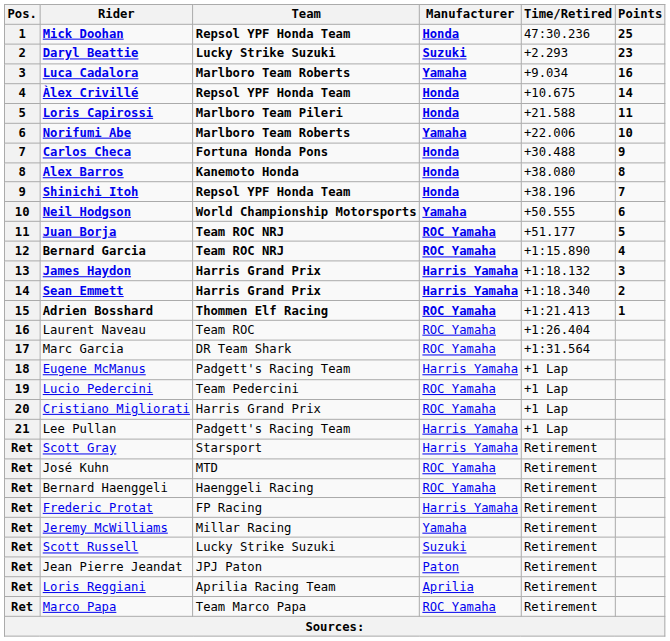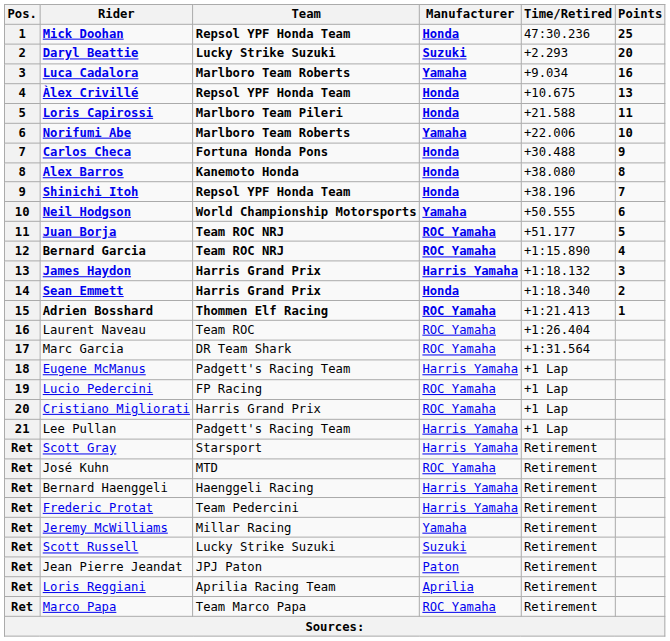(625, 54) 23 -> (625, 54) 20
(625, 94) 14 -> (625, 94) 13
(470, 291) Harris Yamaha -> (441, 291) Honda
(247, 390) Team Pedercini -> (229, 390) FP Racing
(459, 488) ROC Yamaha -> (470, 488) Harris Yamaha
(229, 508) FP Racing -> (247, 508) Team Pedercini
